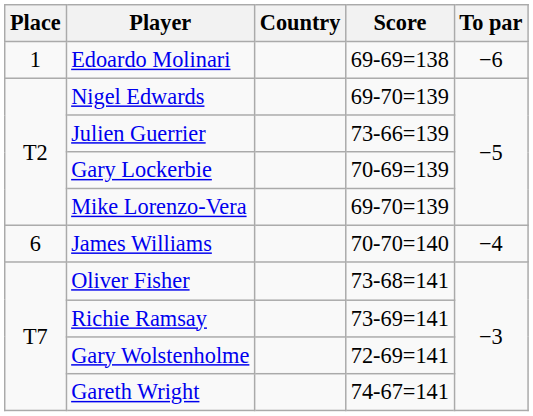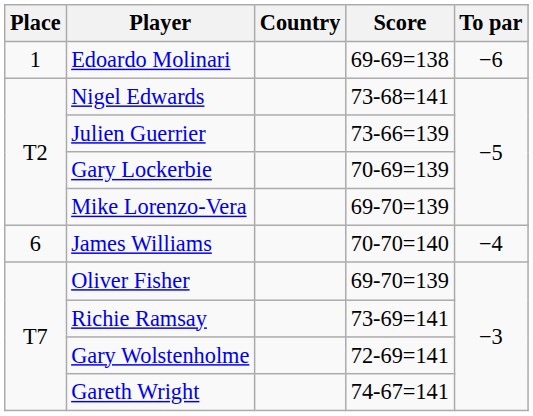(400, 96) 69-70=139 -> (400, 96) 73-68=141
(400, 281) 73-68=141 -> (400, 281) 69-70=139
